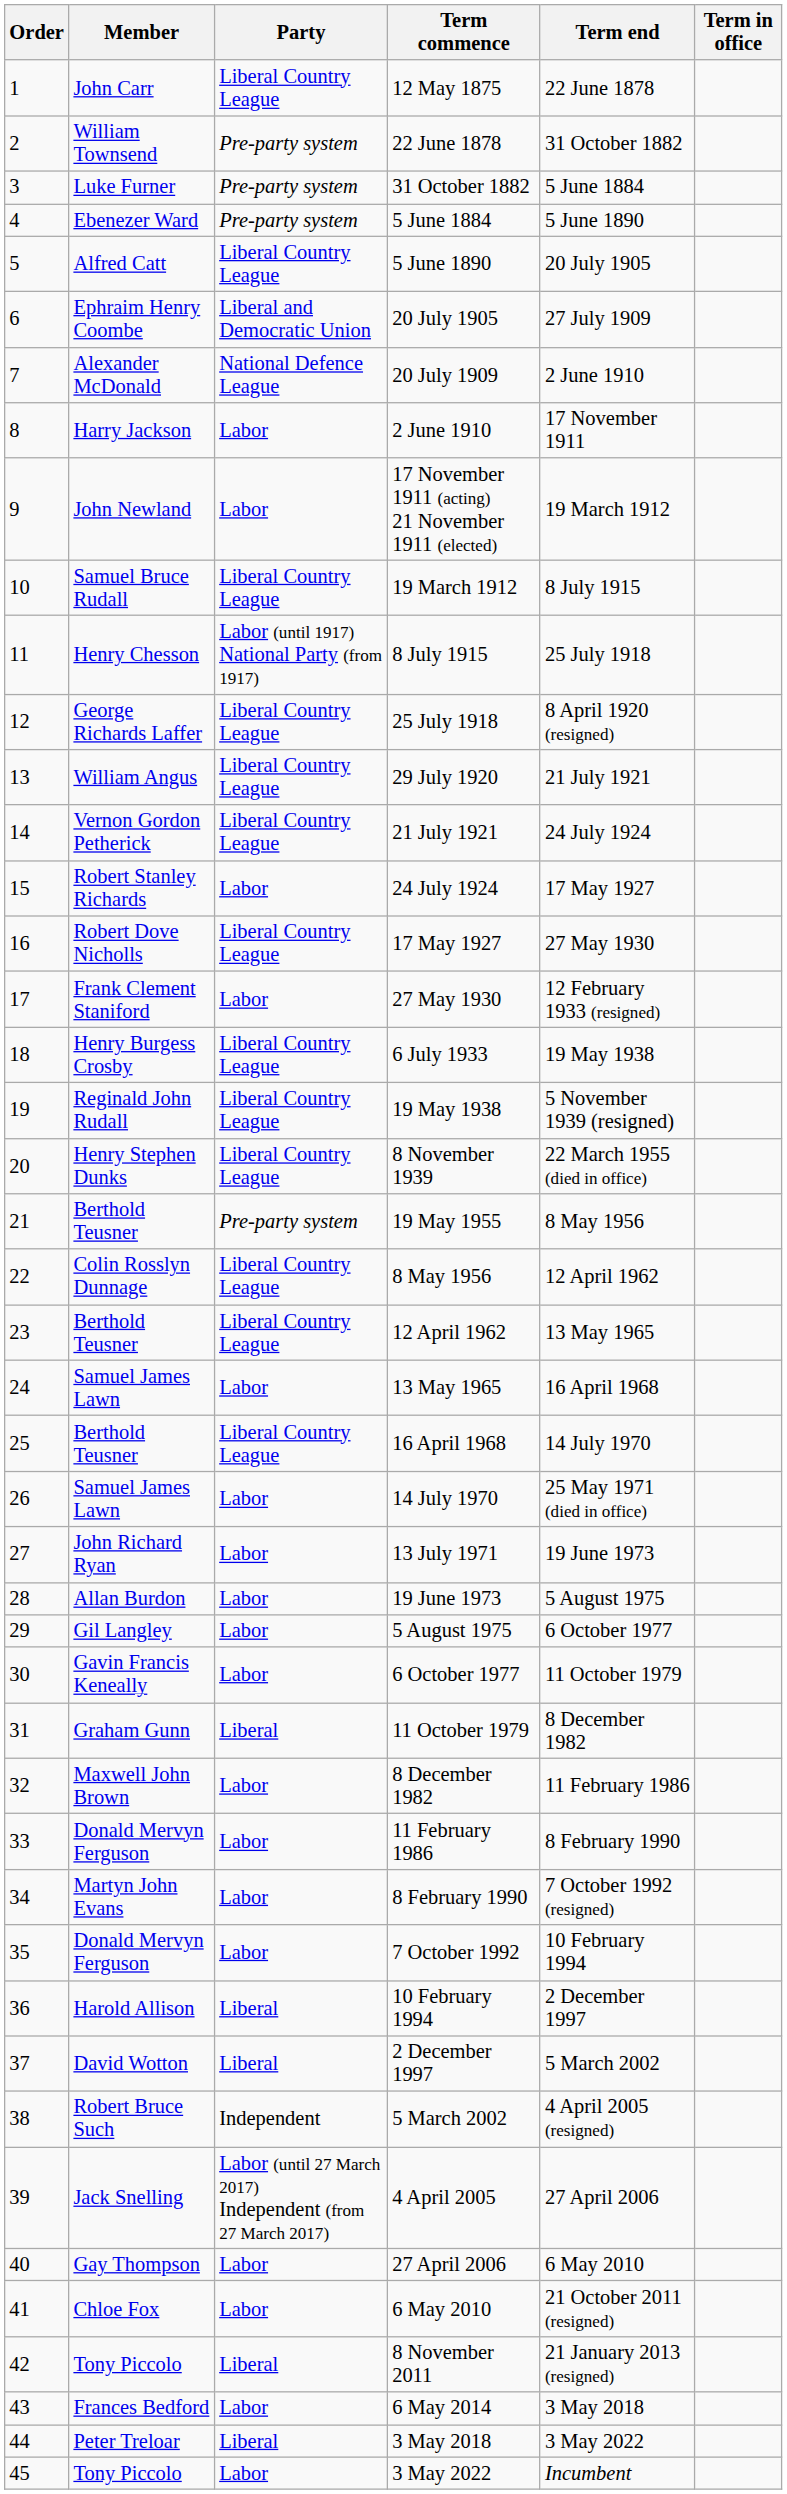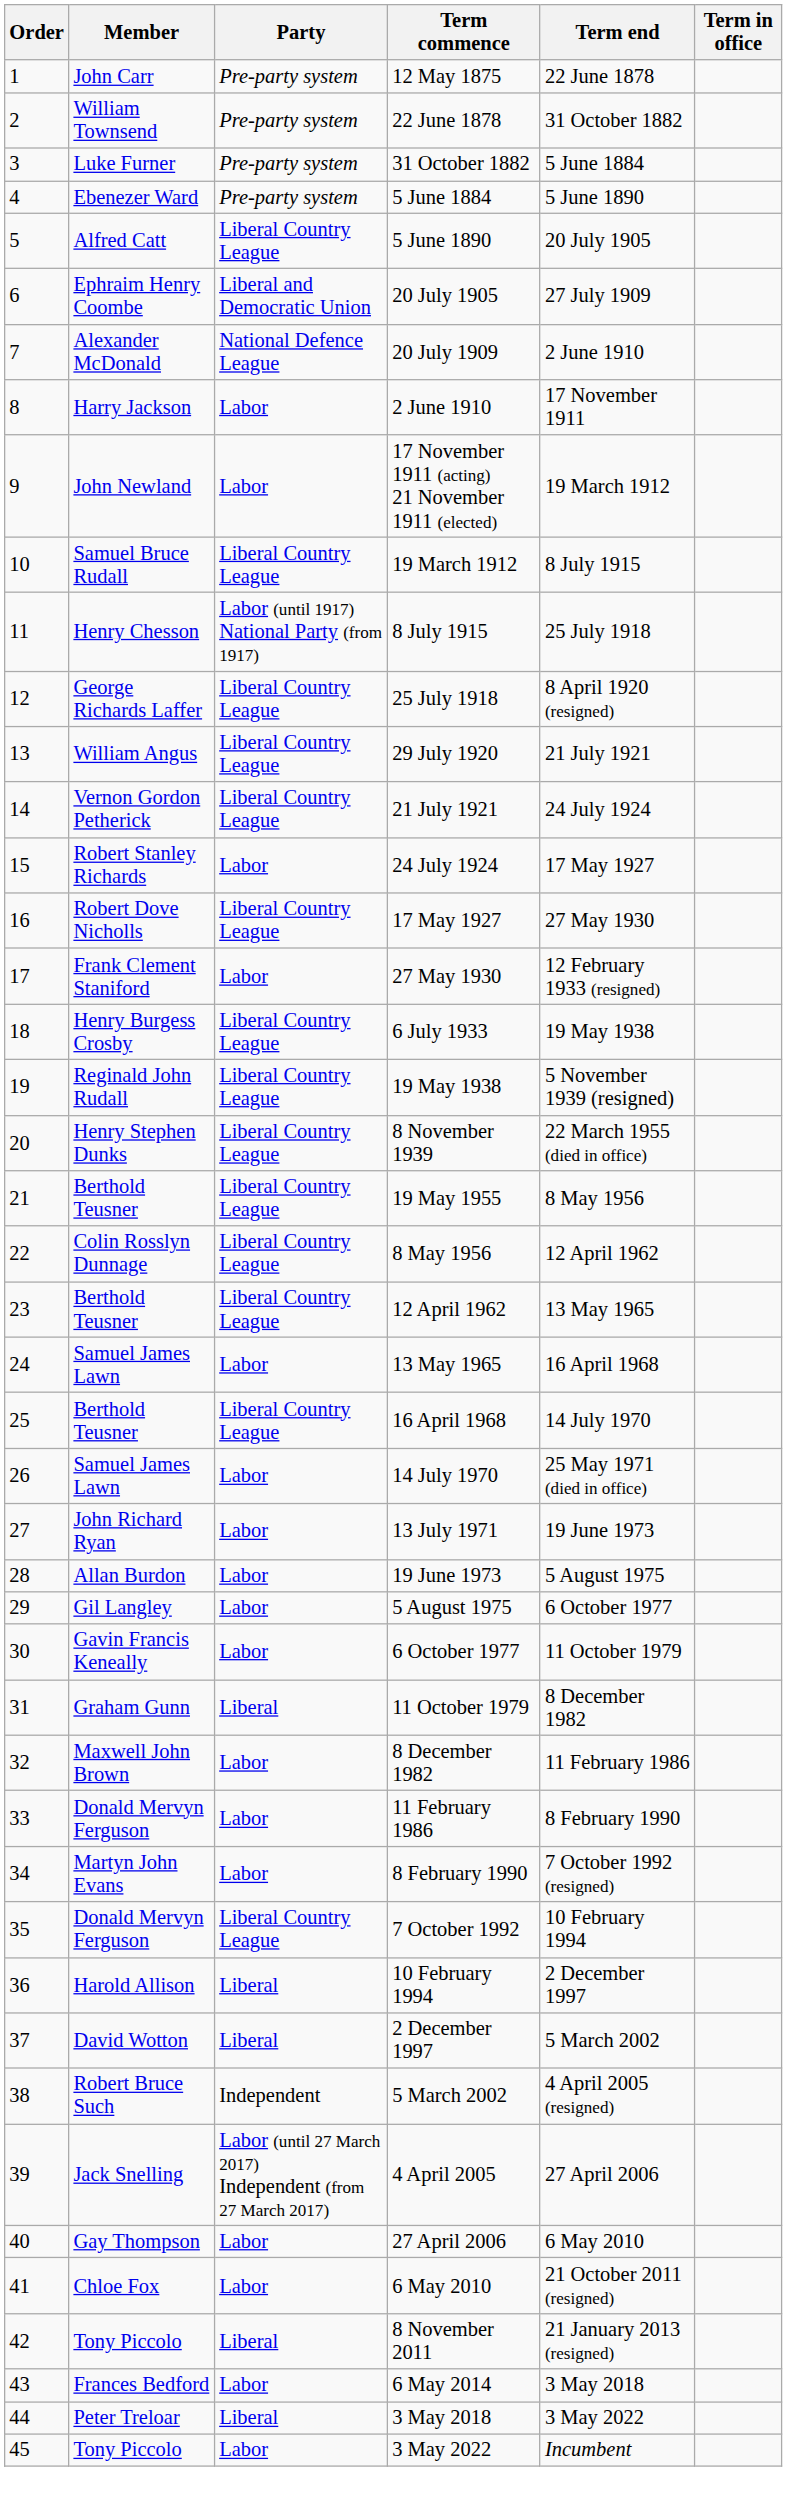(285, 87) Liberal Country League -> (288, 76) Pre-party system
(288, 1221) Pre-party system -> (285, 1198) Liberal Country League
(244, 1952) Labor -> (285, 1929) Liberal Country League
